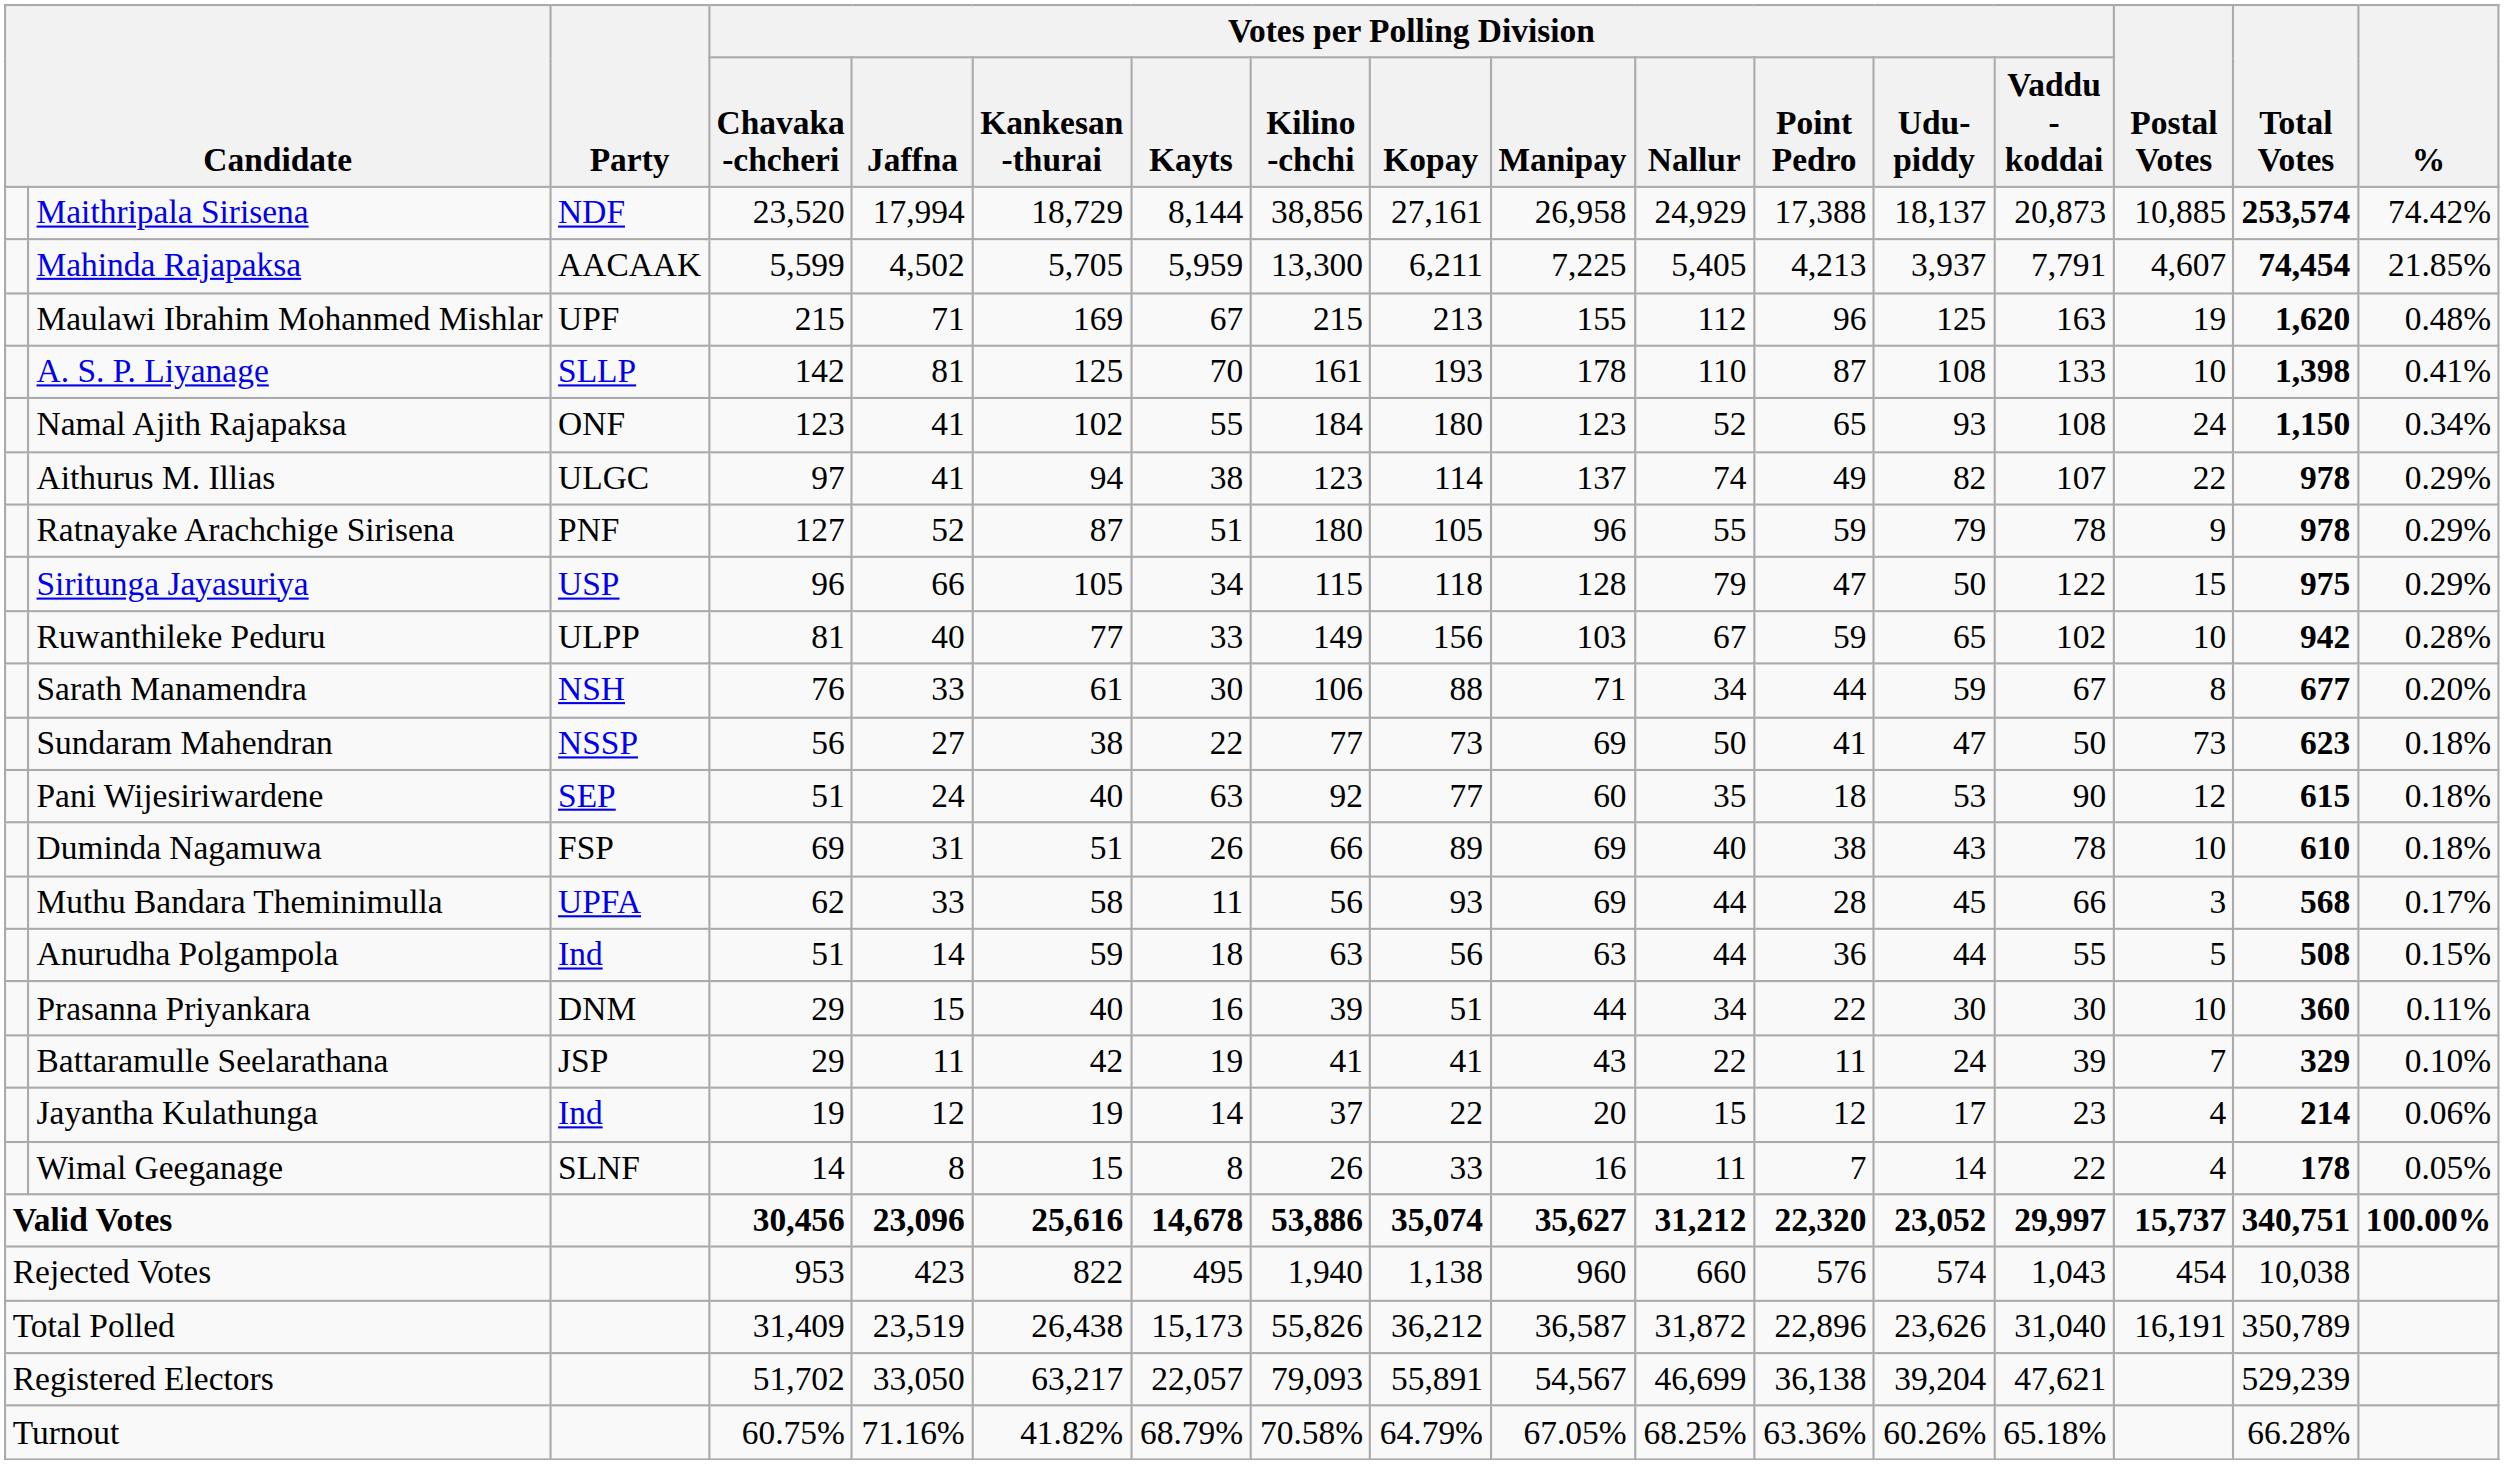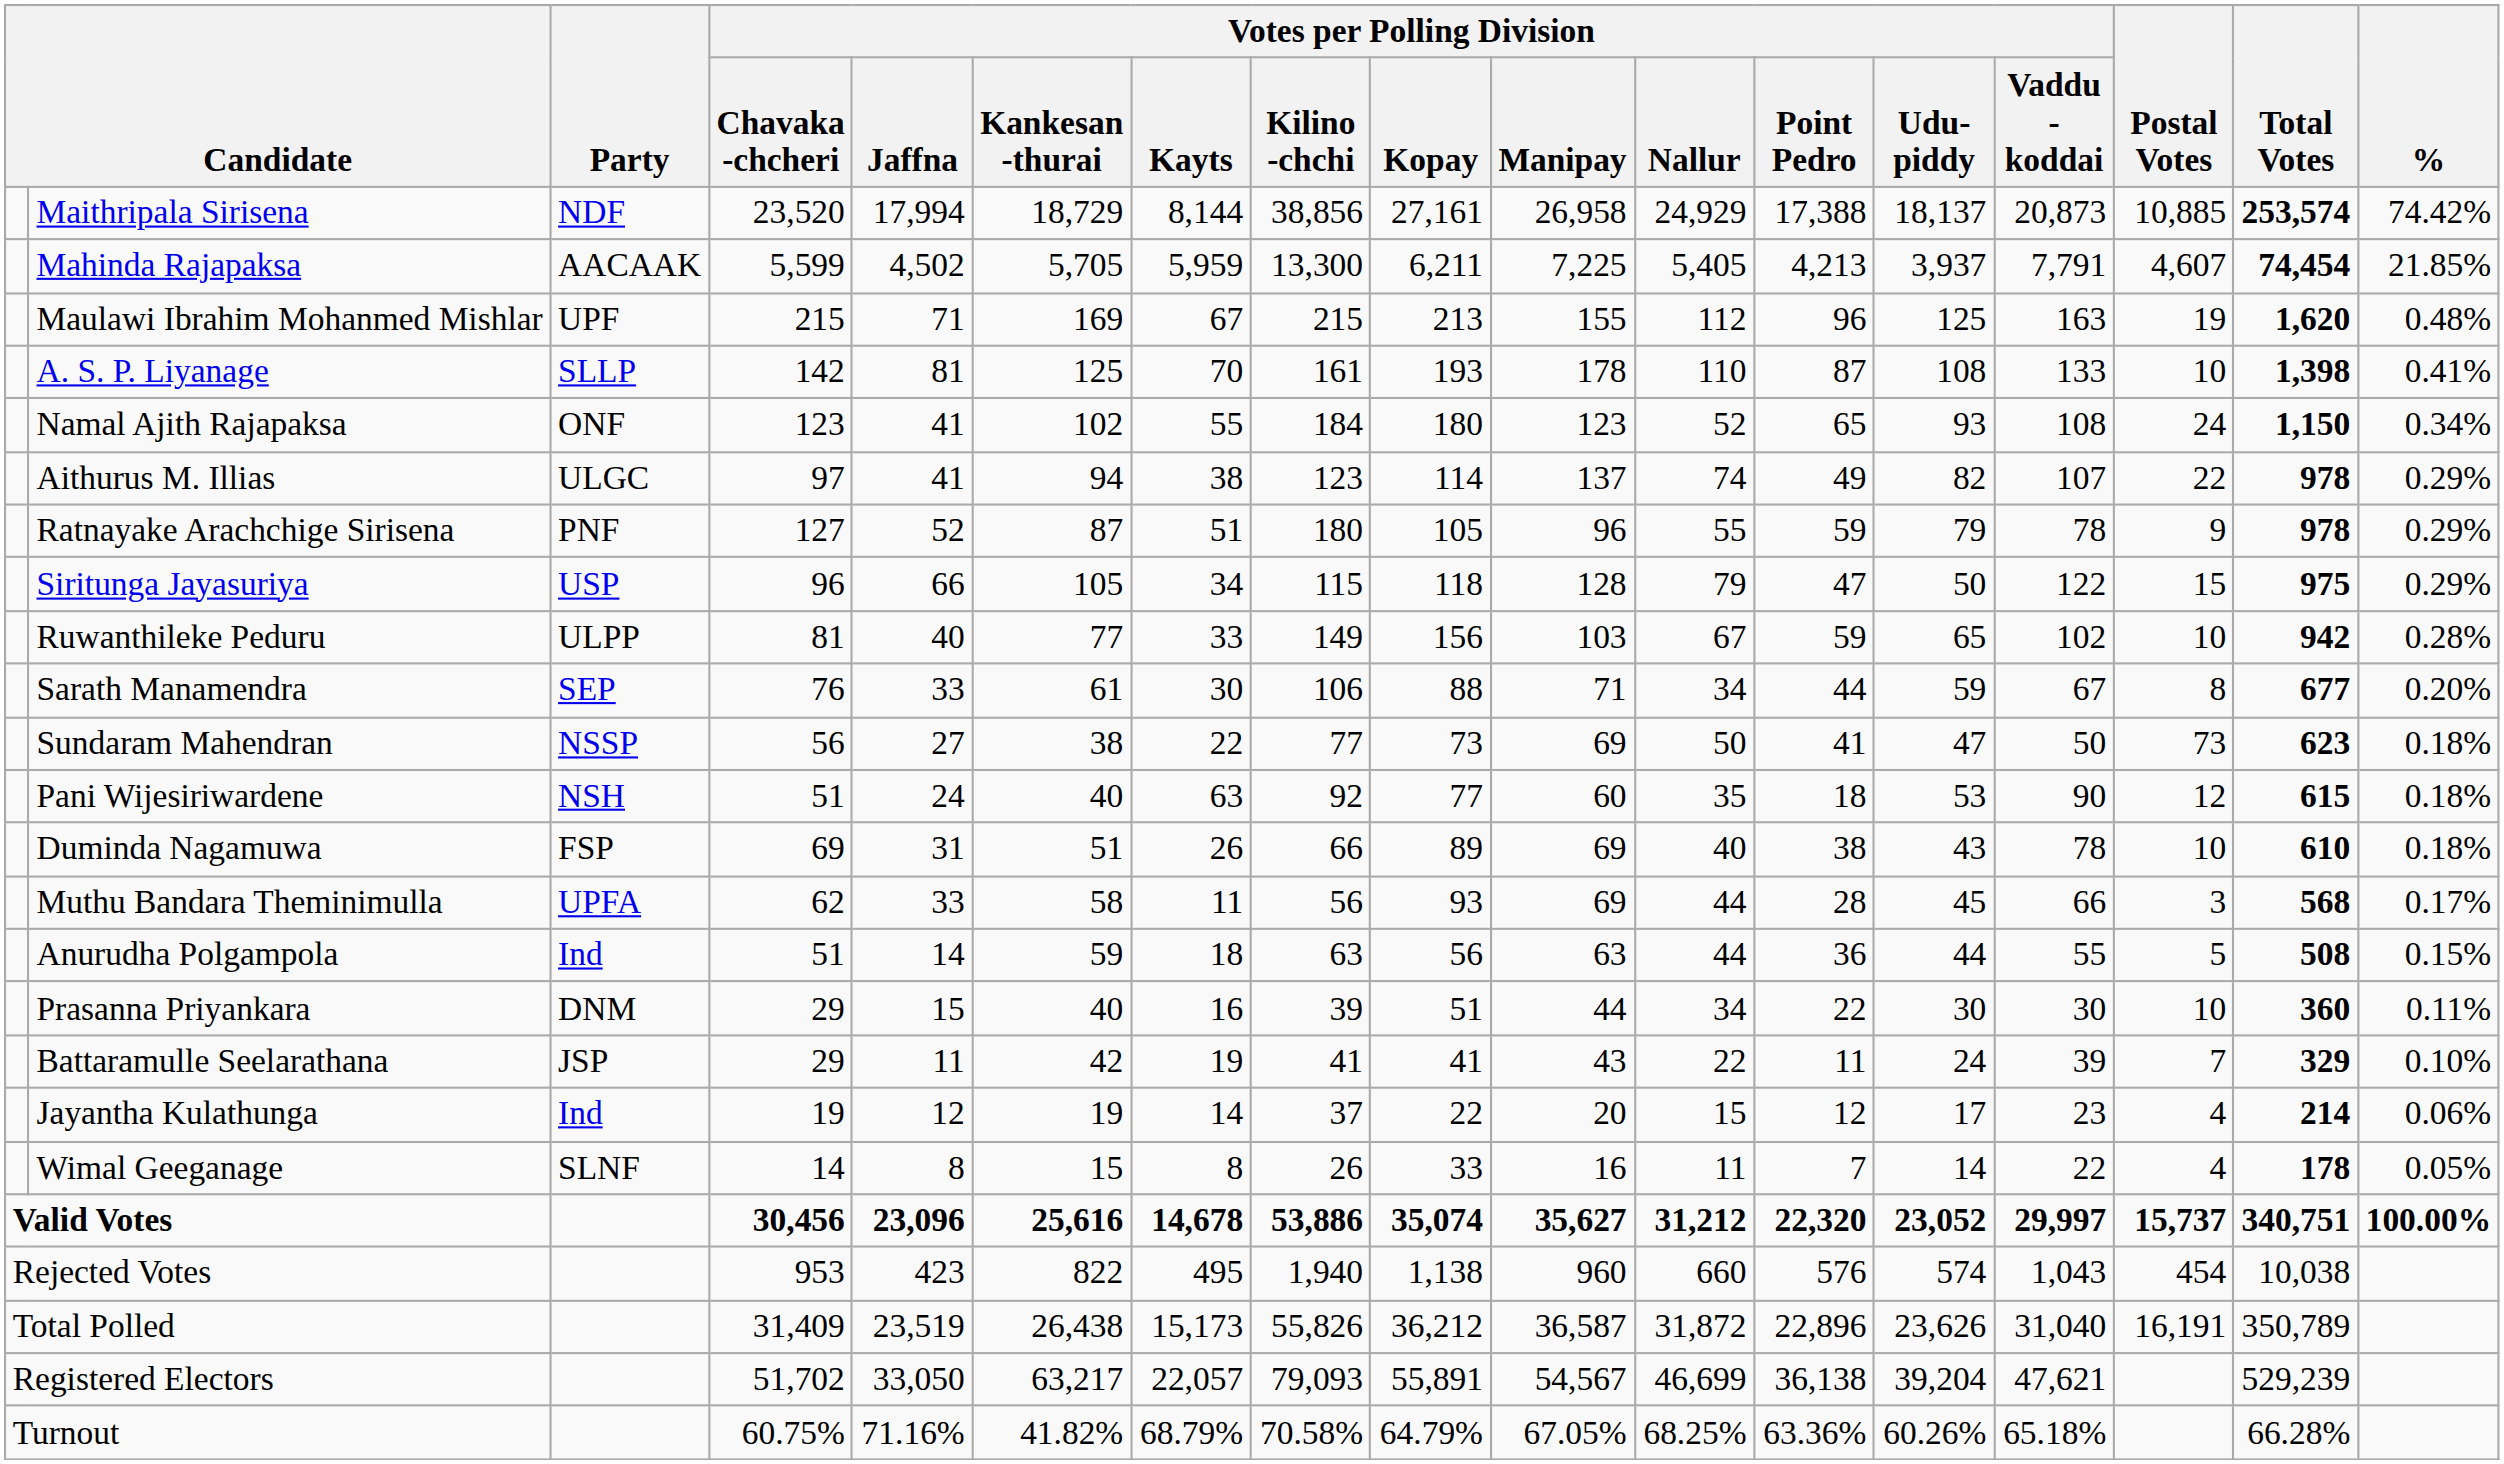(592, 689) NSH -> (587, 689) SEP
(587, 795) SEP -> (592, 795) NSH
